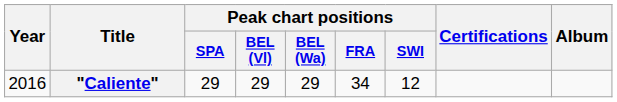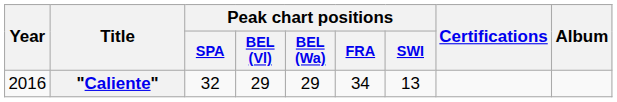(210, 83) 29 -> (210, 83) 32
(410, 83) 12 -> (410, 83) 13
